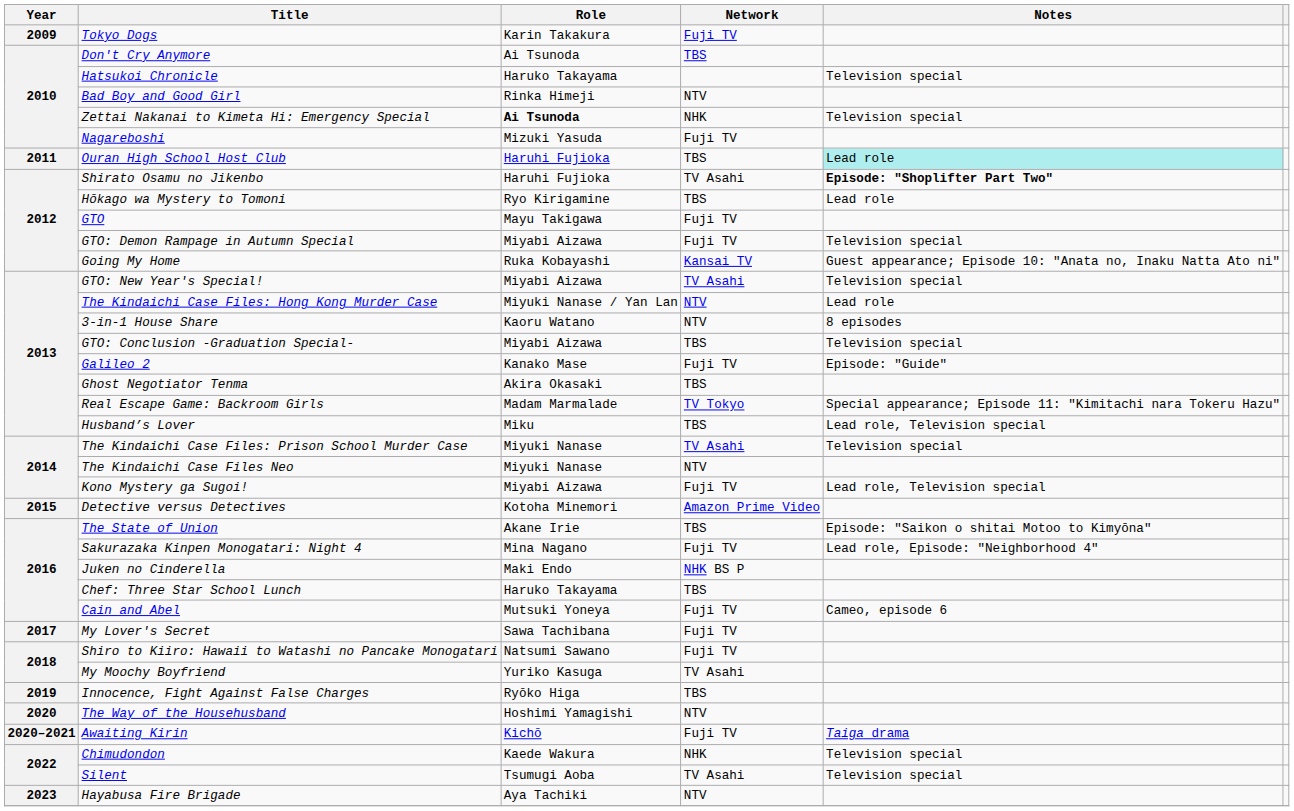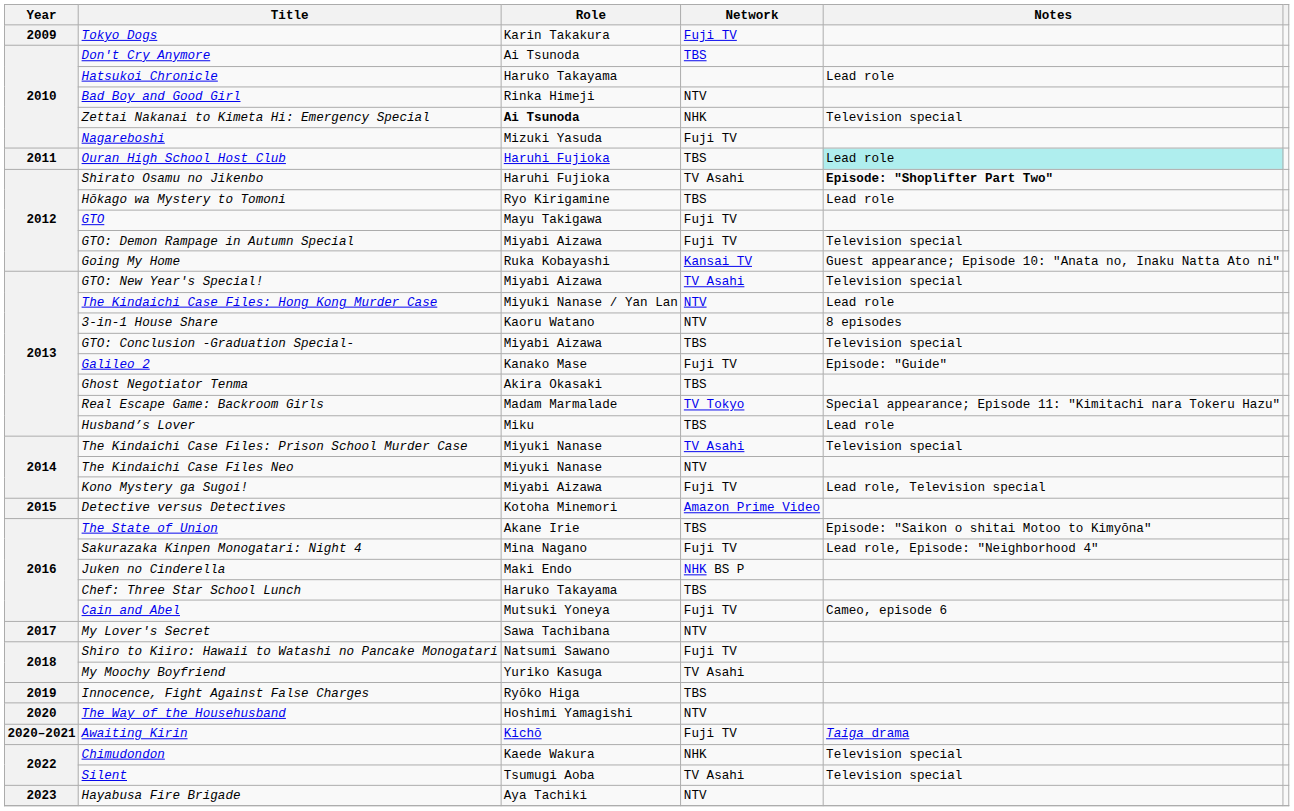(894, 76) Television special -> (860, 76) Lead role
(936, 426) Lead role, Television special -> (860, 426) Lead role
(710, 631) Fuji TV -> (695, 631) NTV
